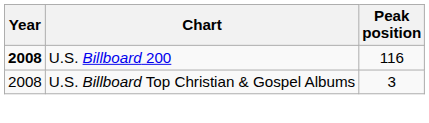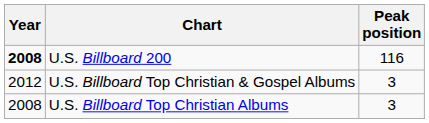(25, 81) 2008 -> (25, 81) 2012
+ row: (169, 105)
